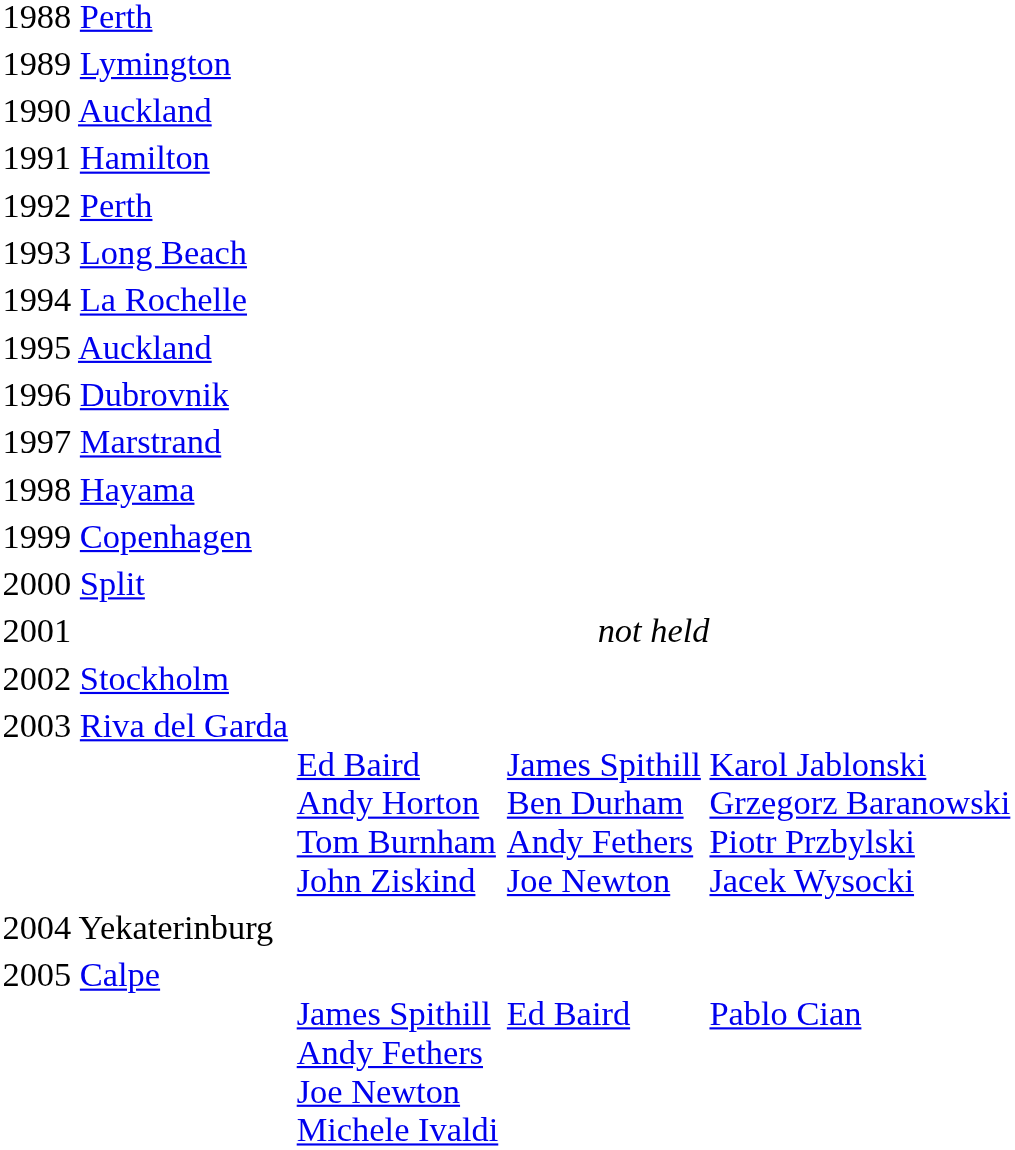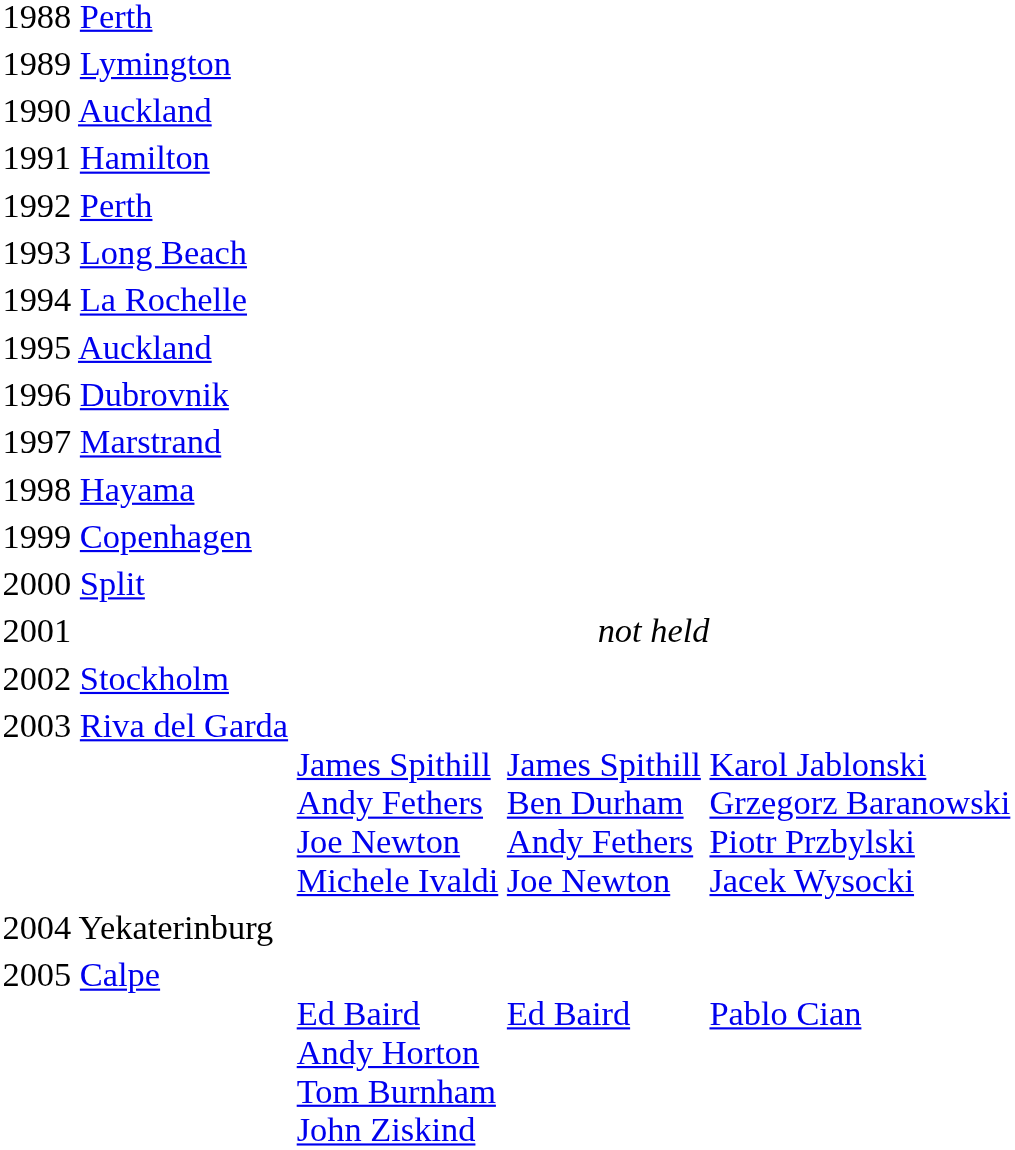(396, 822) Ed Baird Andy Horton Tom Burnham John Ziskind -> (397, 822) James Spithill Andy Fethers Joe Newton Michele Ivaldi
(397, 1071) James Spithill Andy Fethers Joe Newton Michele Ivaldi -> (396, 1071) Ed Baird Andy Horton Tom Burnham John Ziskind
